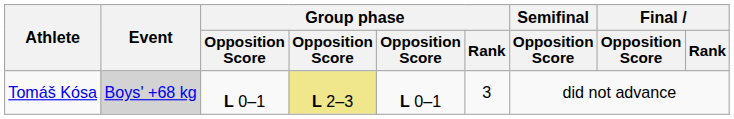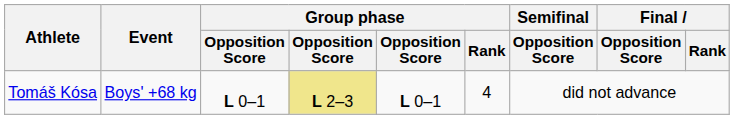(151, 93) lightgrey background -> (151, 93) no background
(487, 93) 3 -> (487, 93) 4
